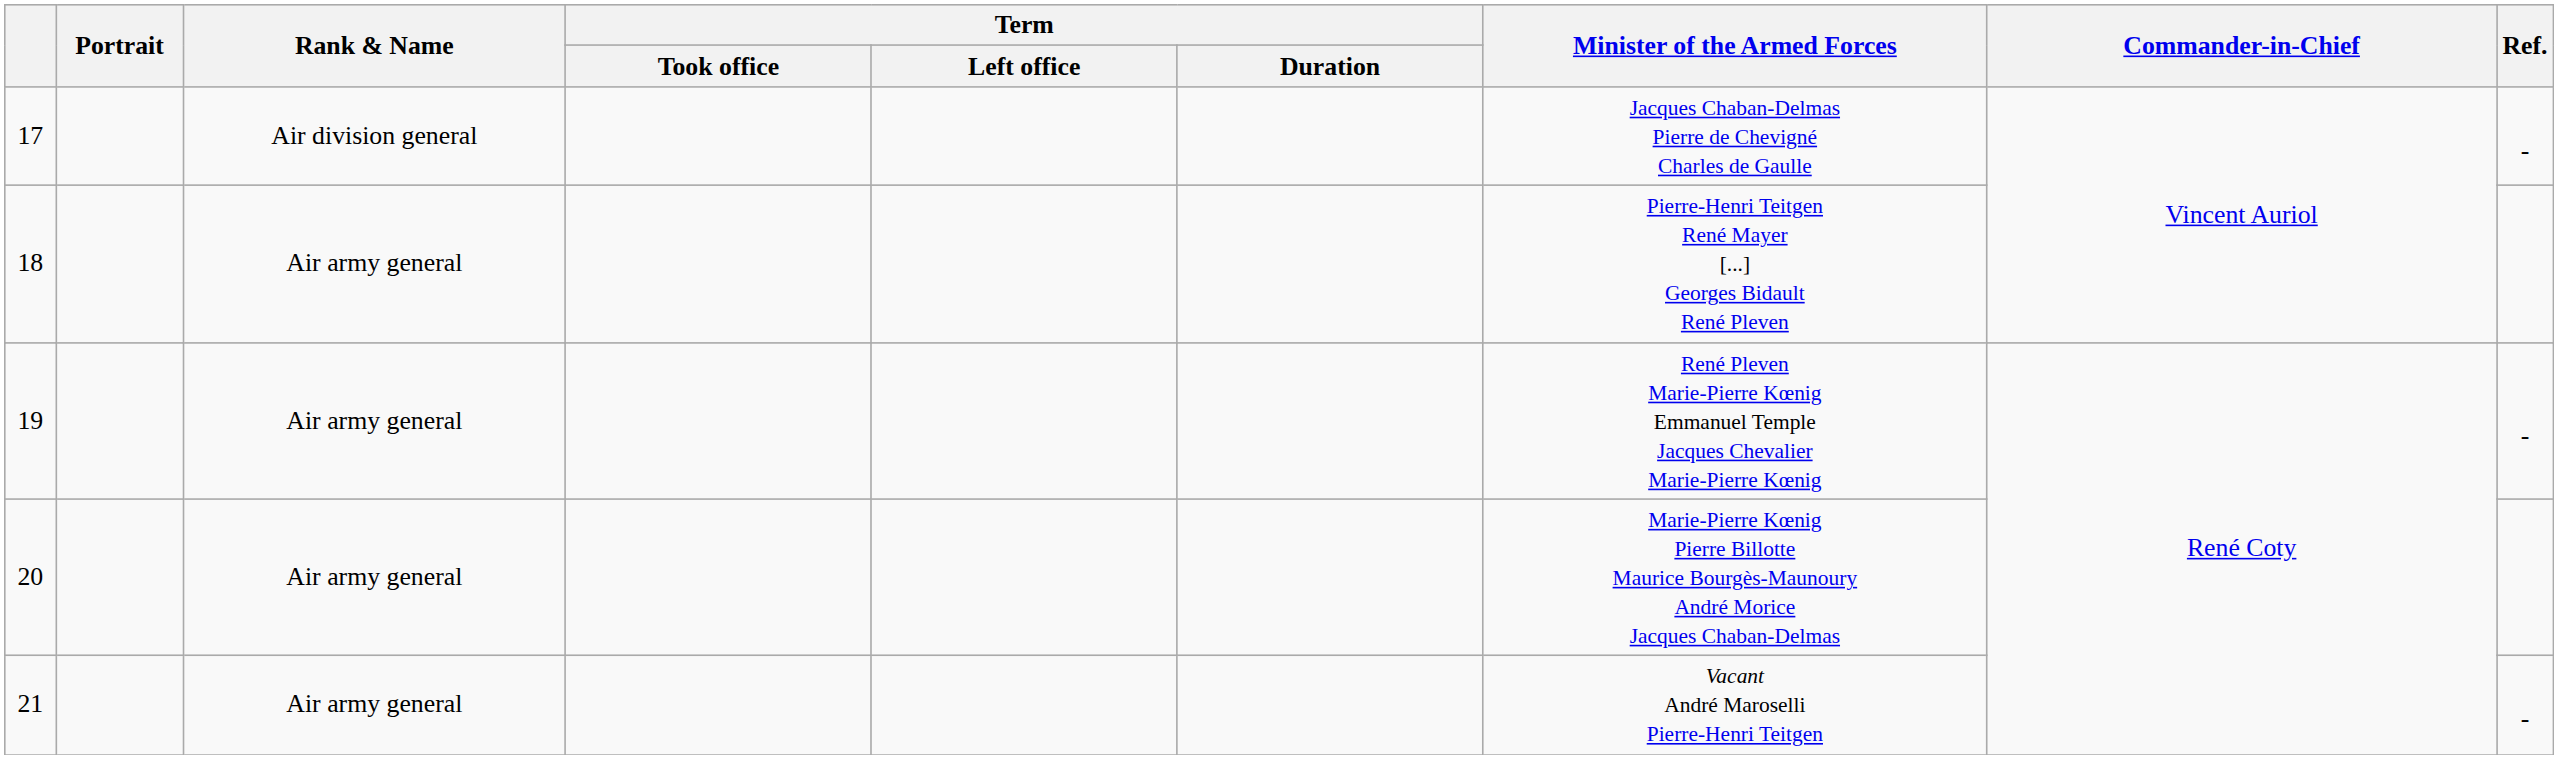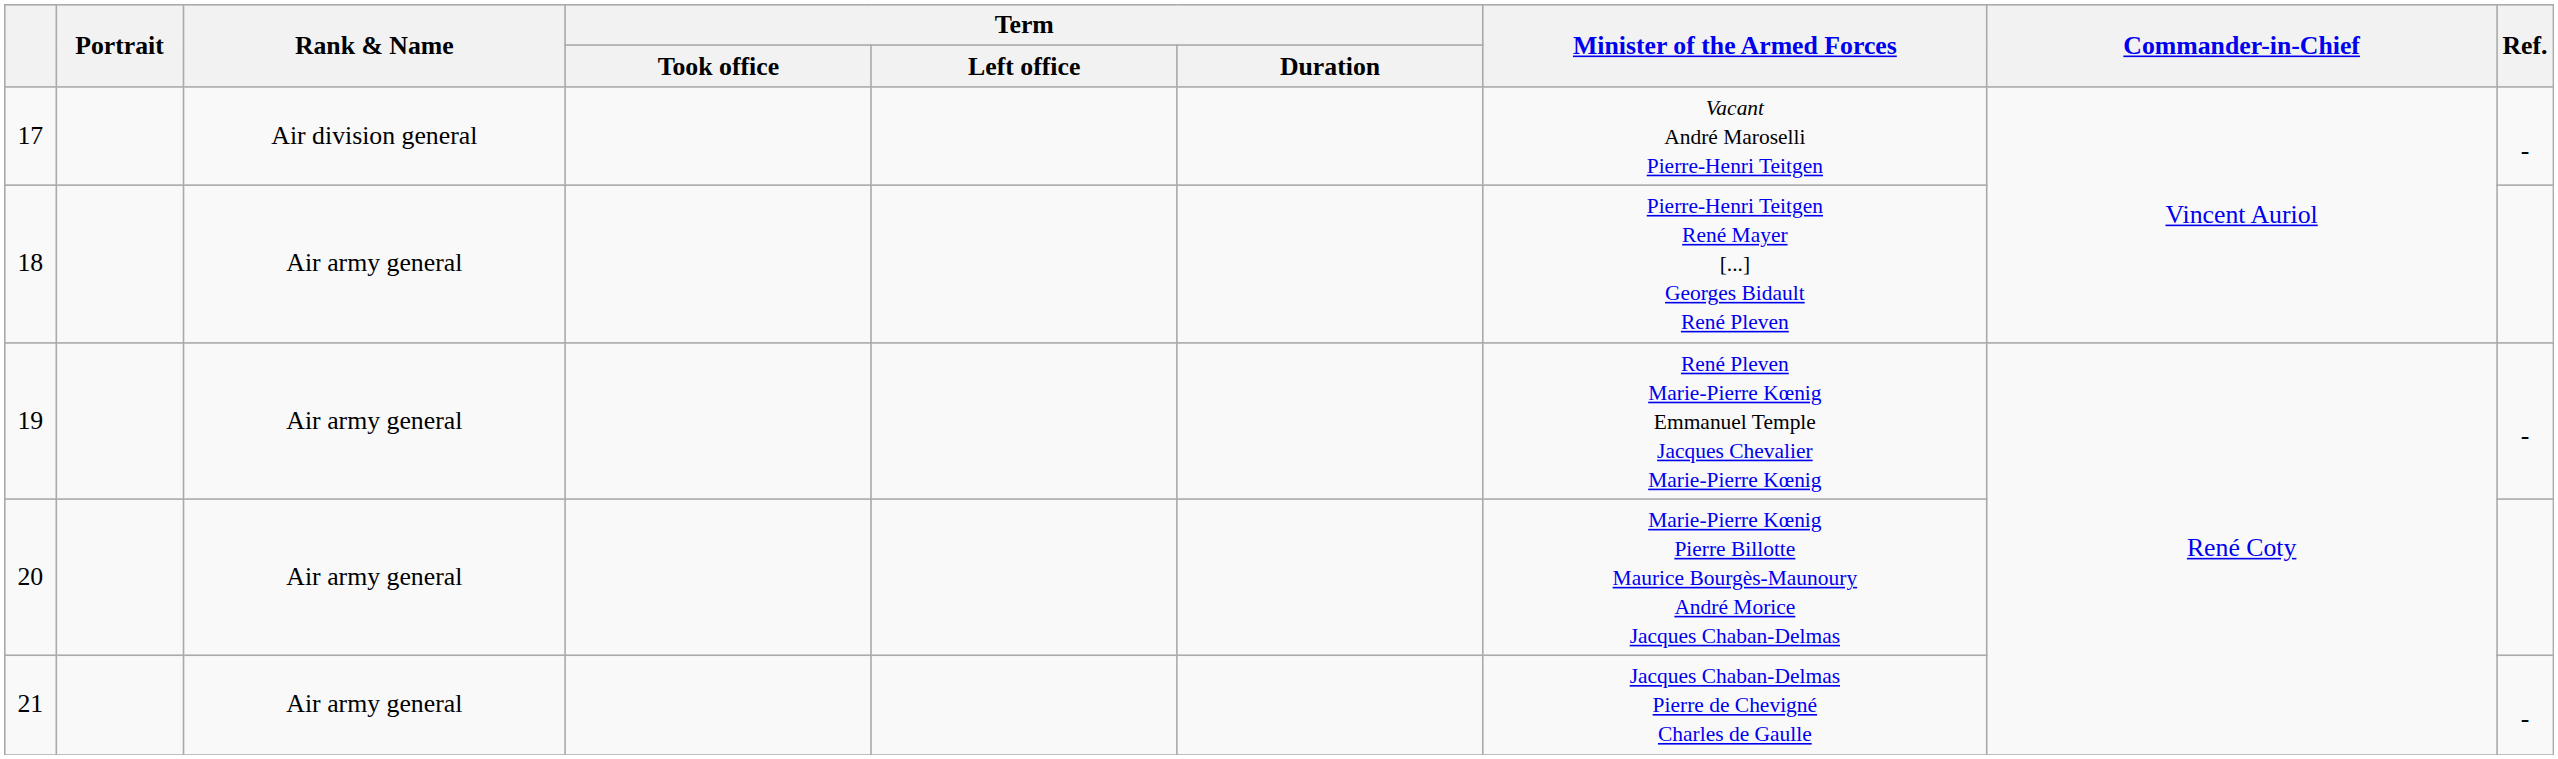(1735, 137) Jacques Chaban-Delmas Pierre de Chevigné Charles de Gaulle -> (1735, 137) Vacant André Maroselli Pierre-Henri Teitgen
(1735, 706) Vacant André Maroselli Pierre-Henri Teitgen -> (1735, 706) Jacques Chaban-Delmas Pierre de Chevigné Charles de Gaulle
